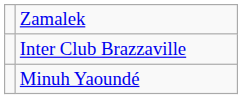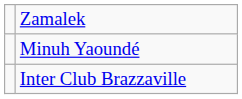rows swapped: (80, 78) <-> (103, 49)
